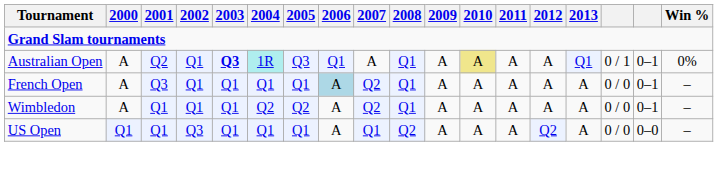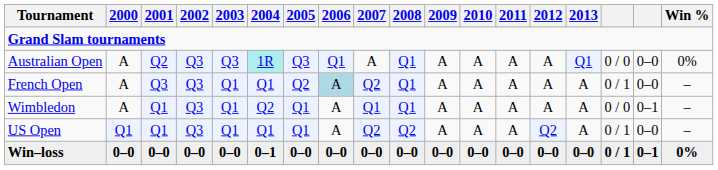(194, 61) Q1 -> (194, 61) Q3
(230, 61) bold -> (230, 61) normal
(478, 61) khaki background -> (478, 61) no background
(617, 61) 0 / 1 -> (617, 61) 0 / 0
(648, 61) 0–1 -> (648, 61) 0–0
(194, 84) Q1 -> (194, 84) Q3
(301, 84) Q1 -> (301, 84) Q2
(617, 84) 0 / 0 -> (617, 84) 0 / 1
(648, 84) 0–1 -> (648, 84) 0–0
(194, 107) Q1 -> (194, 107) Q3
(301, 107) Q2 -> (301, 107) Q1
(372, 107) Q2 -> (372, 107) Q1
(372, 130) Q1 -> (372, 130) Q2
(617, 130) 0 / 0 -> (617, 130) 0 / 1
+ row: (36, 152)
